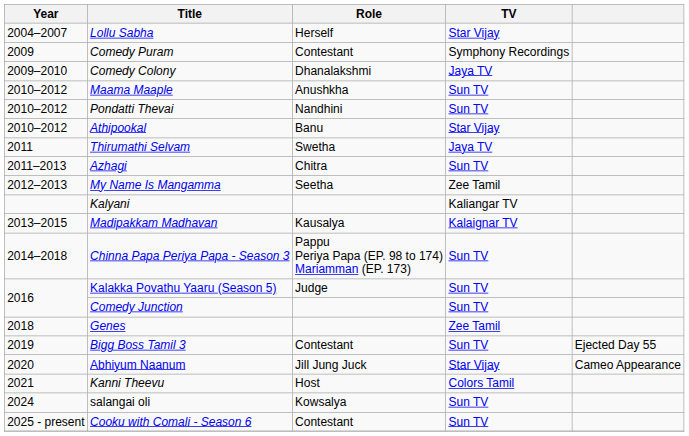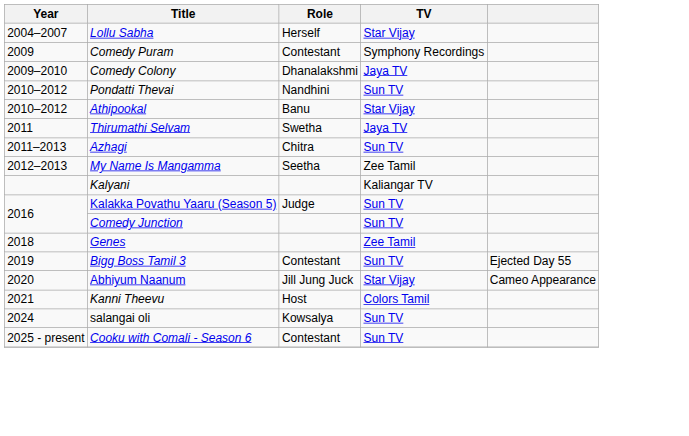- row: (131, 90)
- row: (154, 223)
- row: (190, 255)
